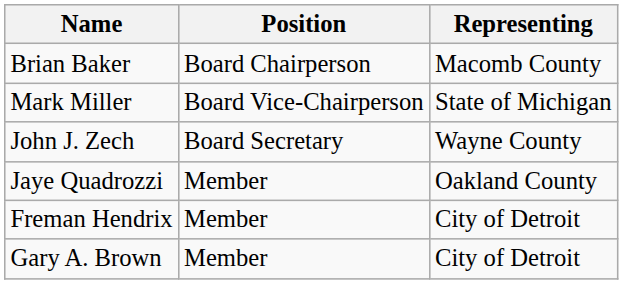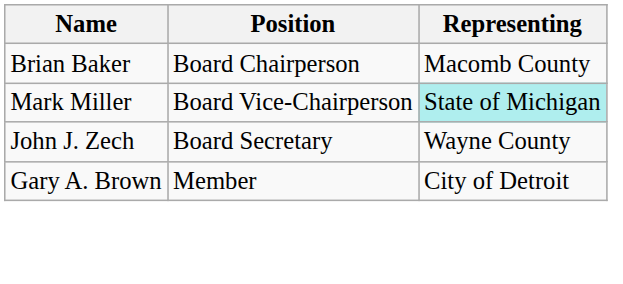(523, 102) no background -> (512, 102) paleturquoise background
- row: (87, 180)
- row: (92, 219)
